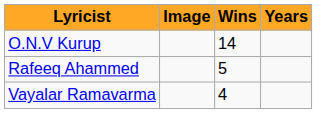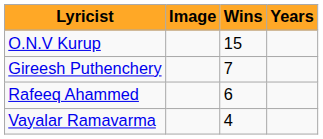(227, 43) 14 -> (233, 43) 15
+ row: (85, 69)
(223, 69) 5 -> (228, 95) 6
